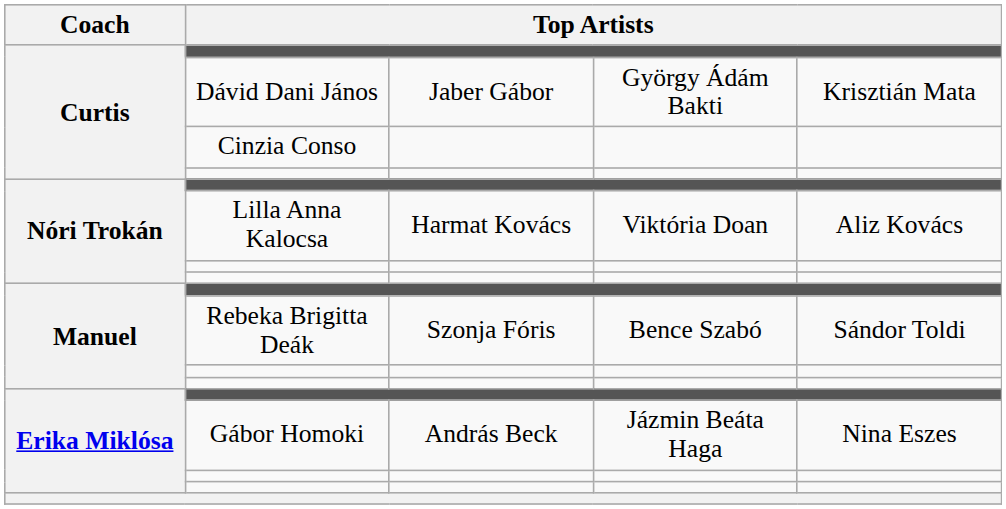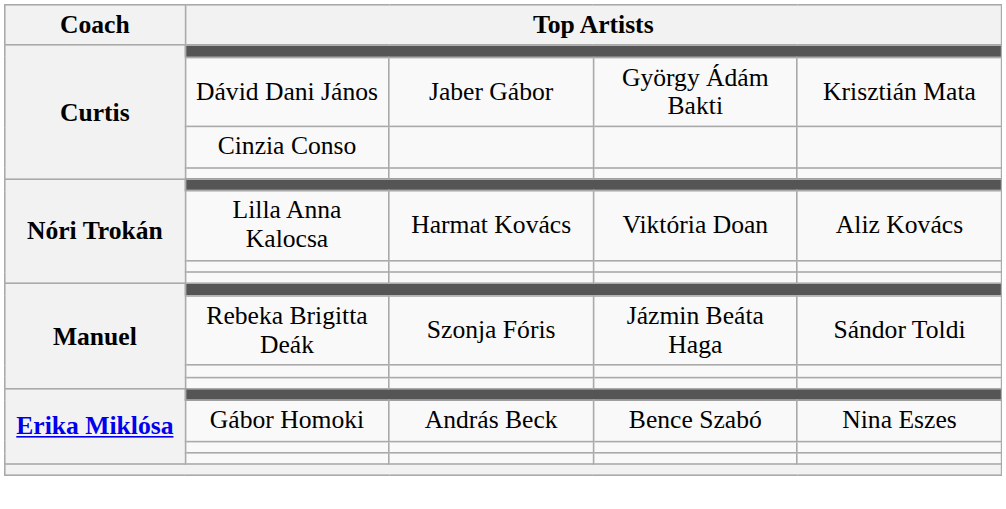(695, 330) Bence Szabó -> (695, 330) Jázmin Beáta Haga
(695, 434) Jázmin Beáta Haga -> (695, 420) Bence Szabó
